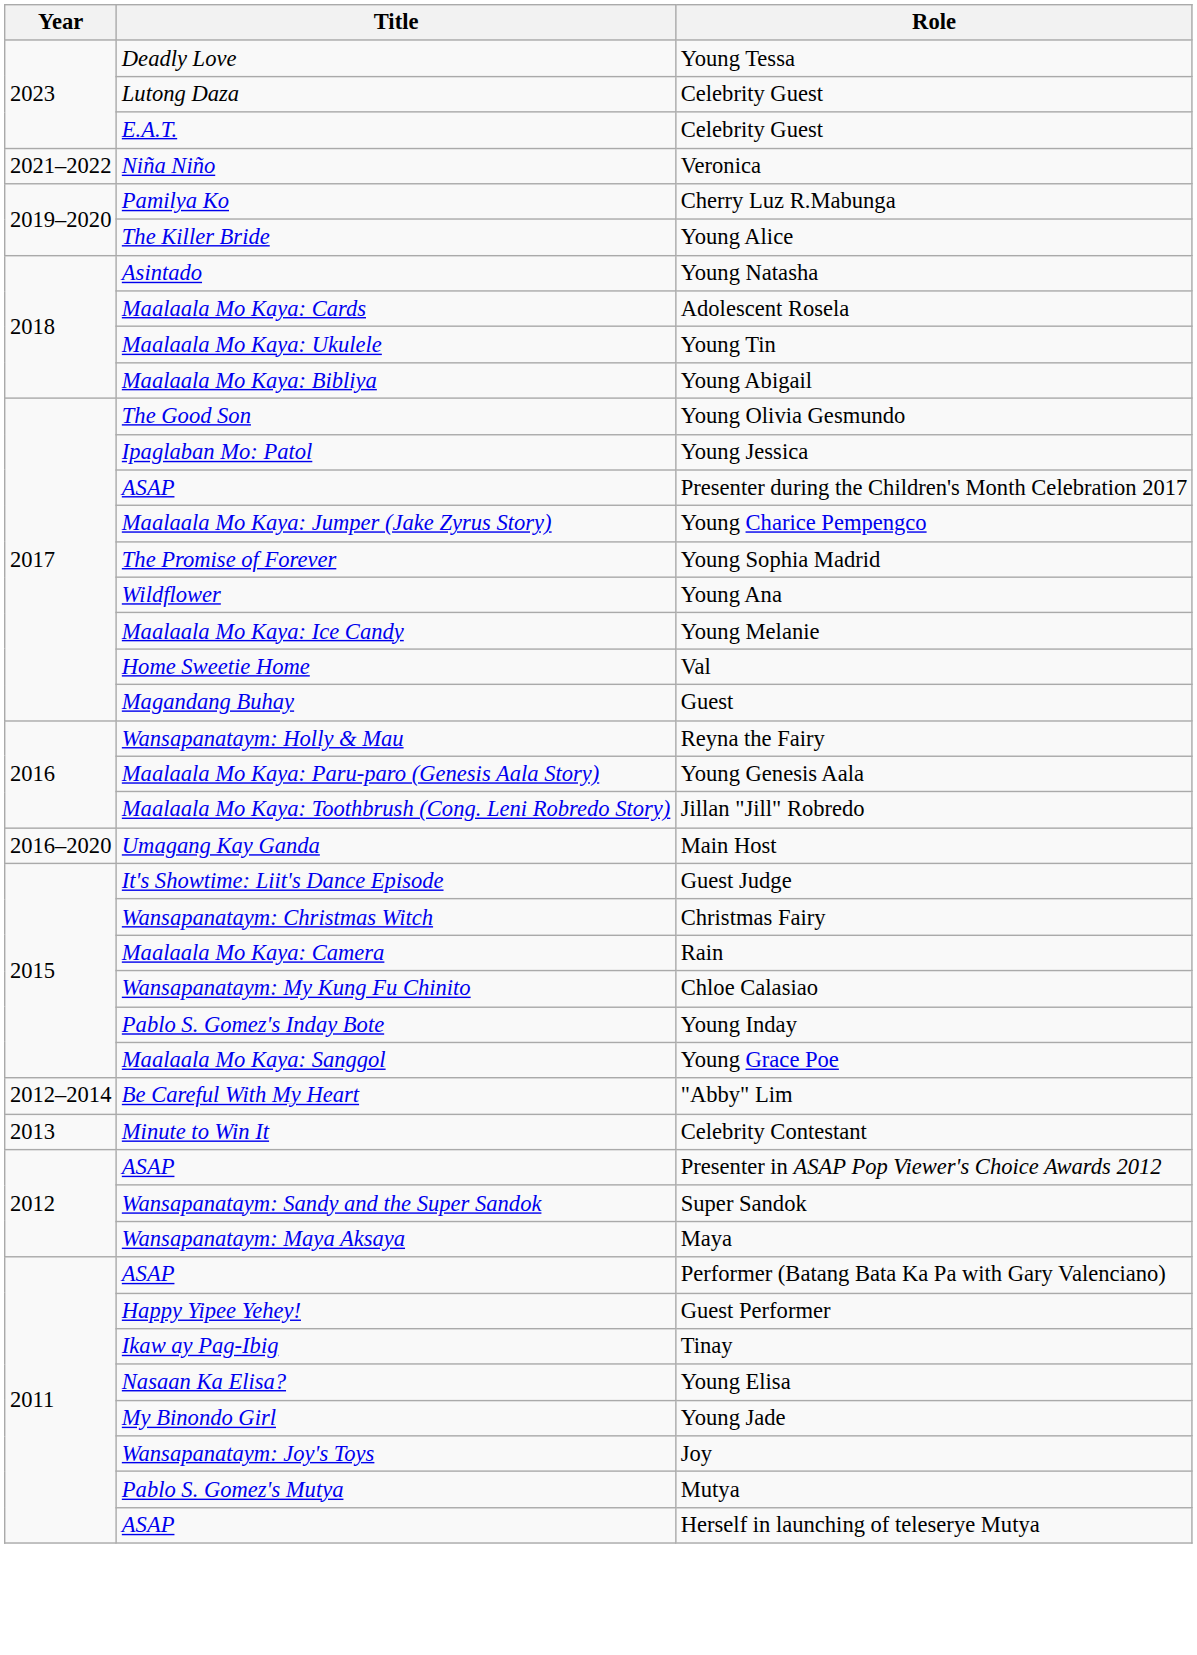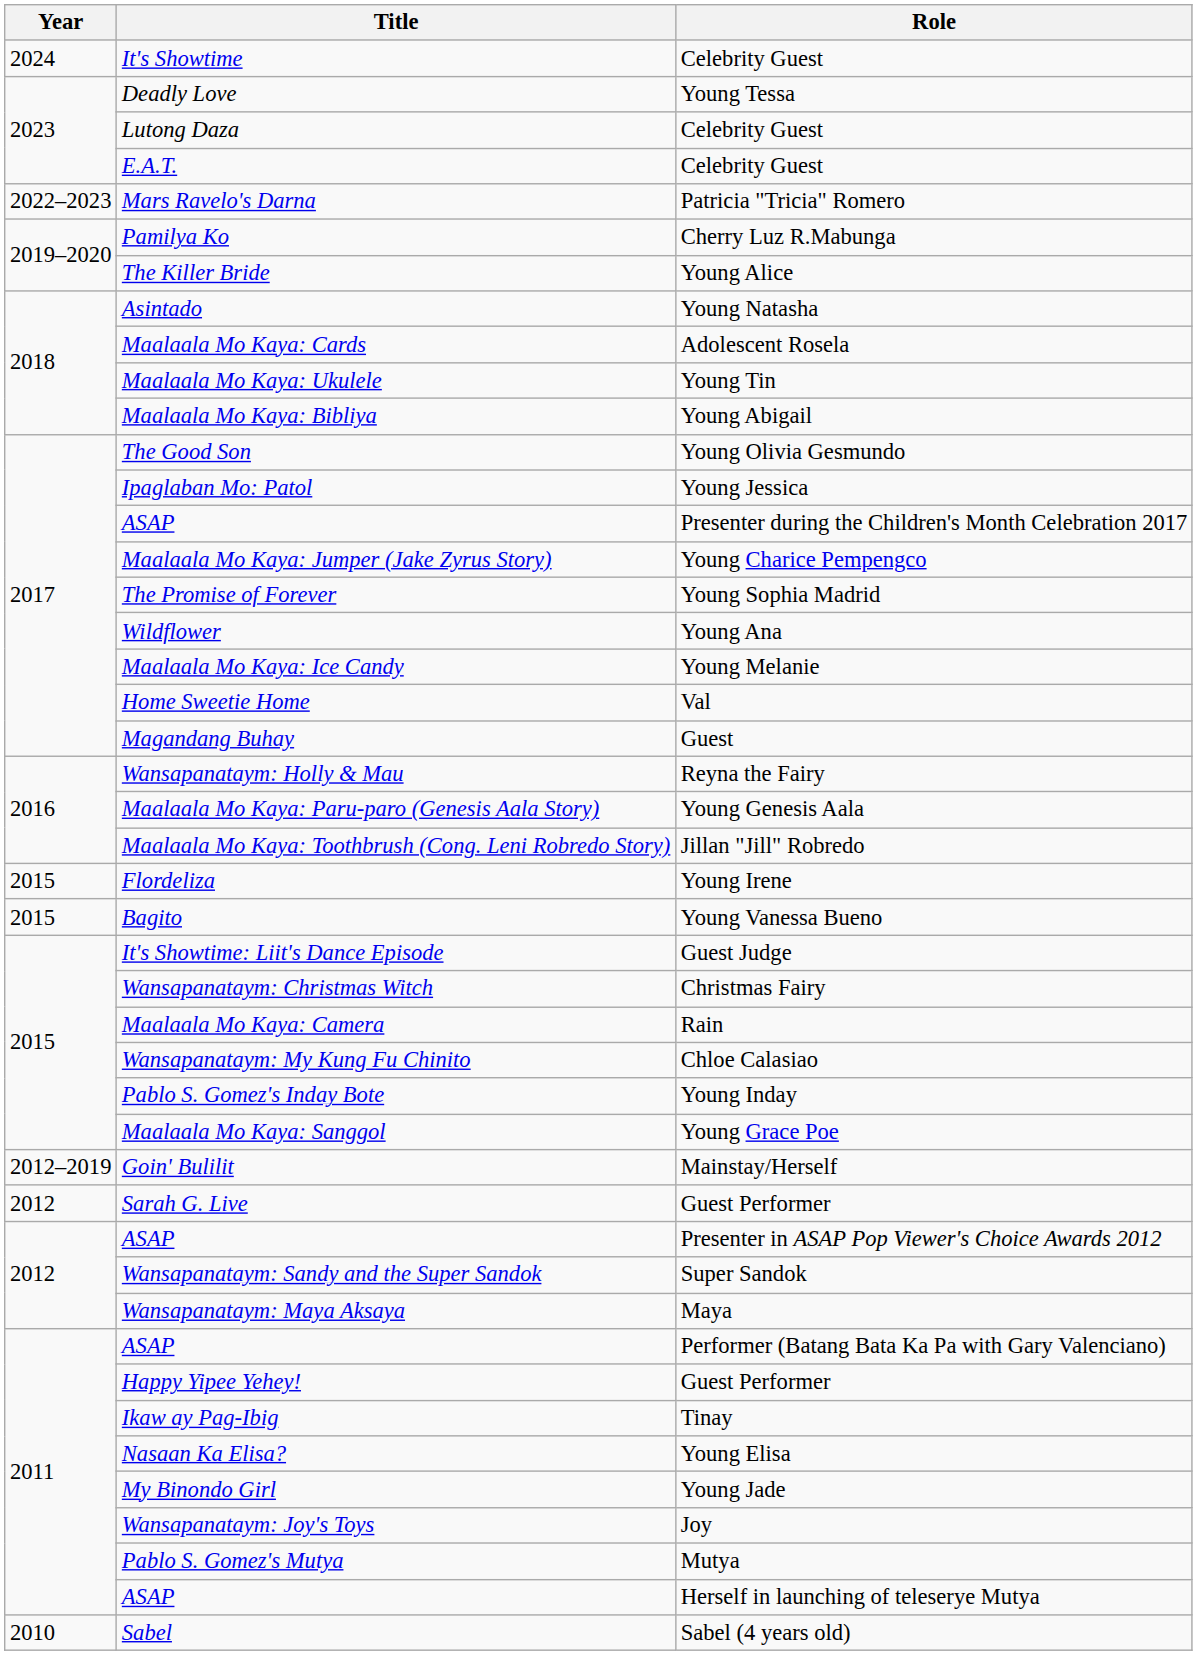+ row: (182, 58)
+ row: (219, 201)
- row: (169, 165)
- row: (221, 845)
+ row: (168, 881)
+ row: (152, 916)
- row: (240, 1095)
+ row: (178, 1167)
+ row: (185, 1203)
- row: (195, 1131)
+ row: (147, 1632)
